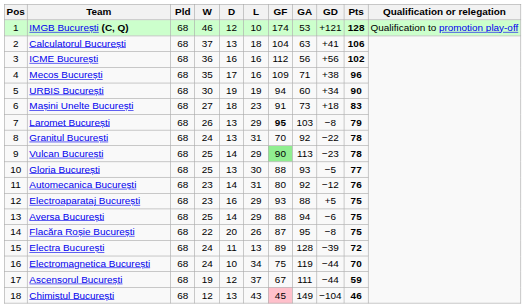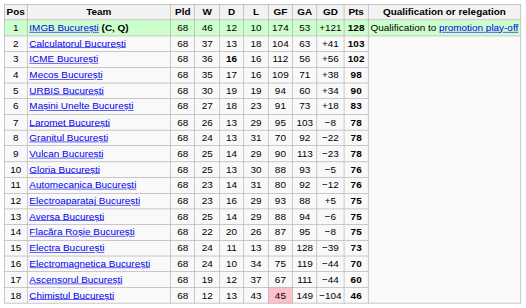(356, 43) 106 -> (356, 43) 103
(232, 59) normal -> (232, 59) bold
(356, 75) 96 -> (356, 75) 98
(280, 122) bold -> (280, 122) normal
(356, 122) 79 -> (356, 122) 78
(280, 153) lightgreen background -> (280, 153) no background
(356, 169) 77 -> (356, 169) 76
(356, 248) 72 -> (356, 248) 73
(356, 279) 59 -> (356, 279) 60
